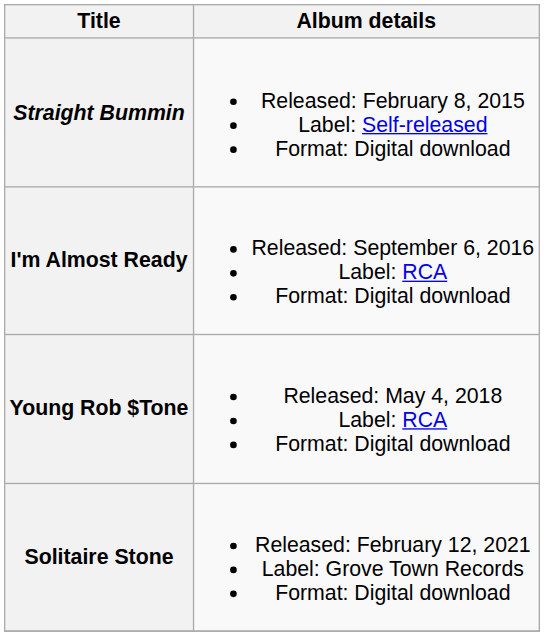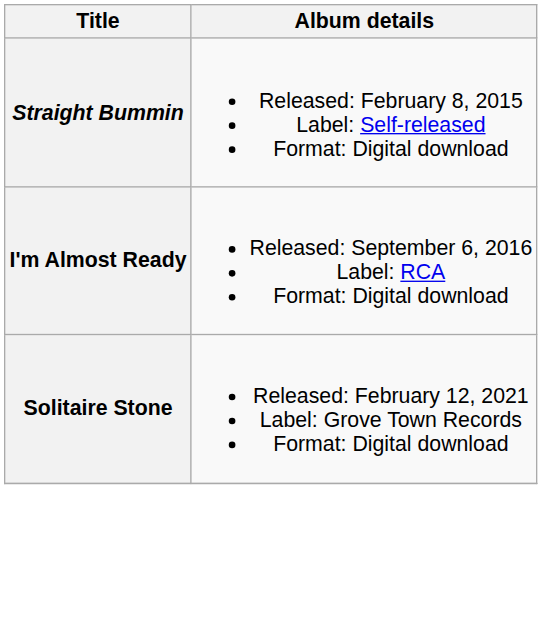- row: (99, 408)
